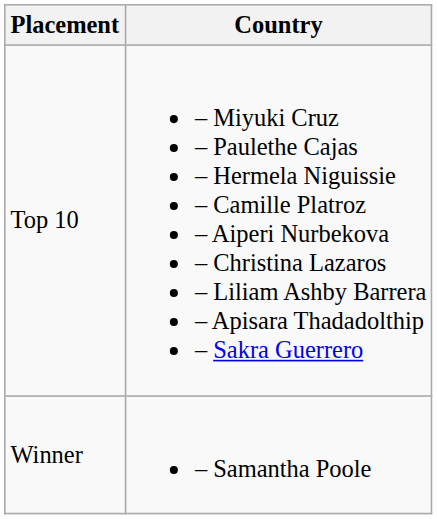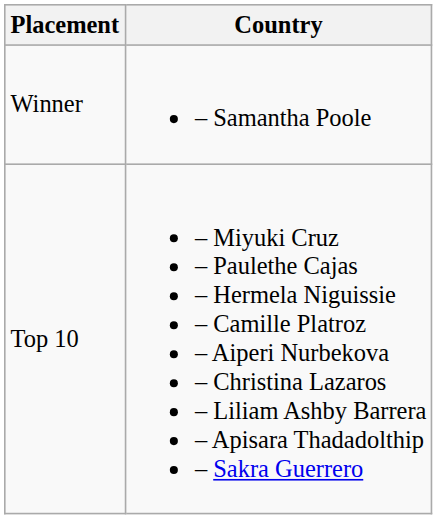rows swapped: (47, 454) <-> (45, 220)
